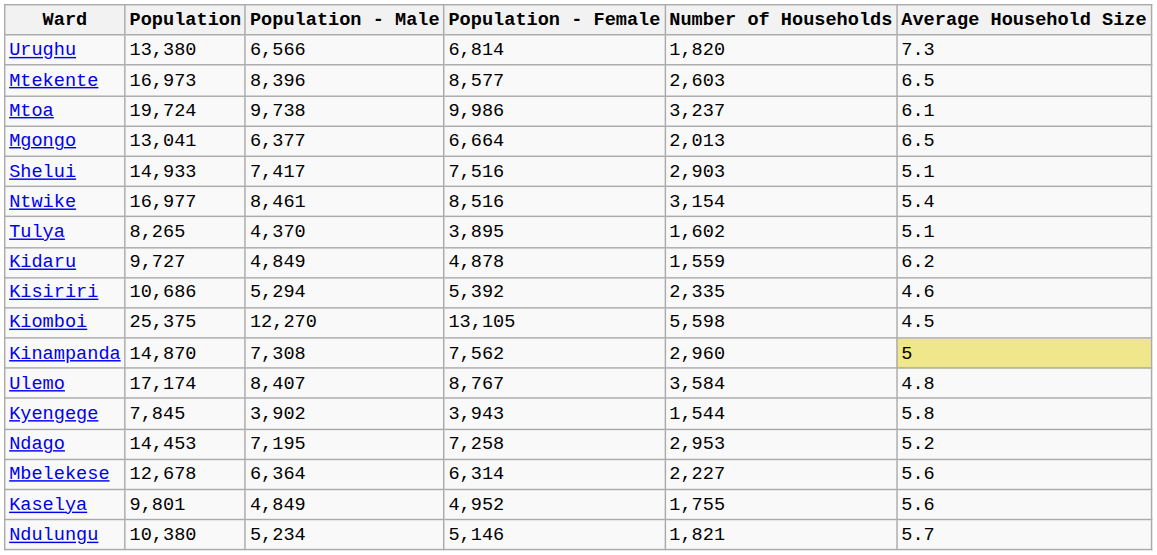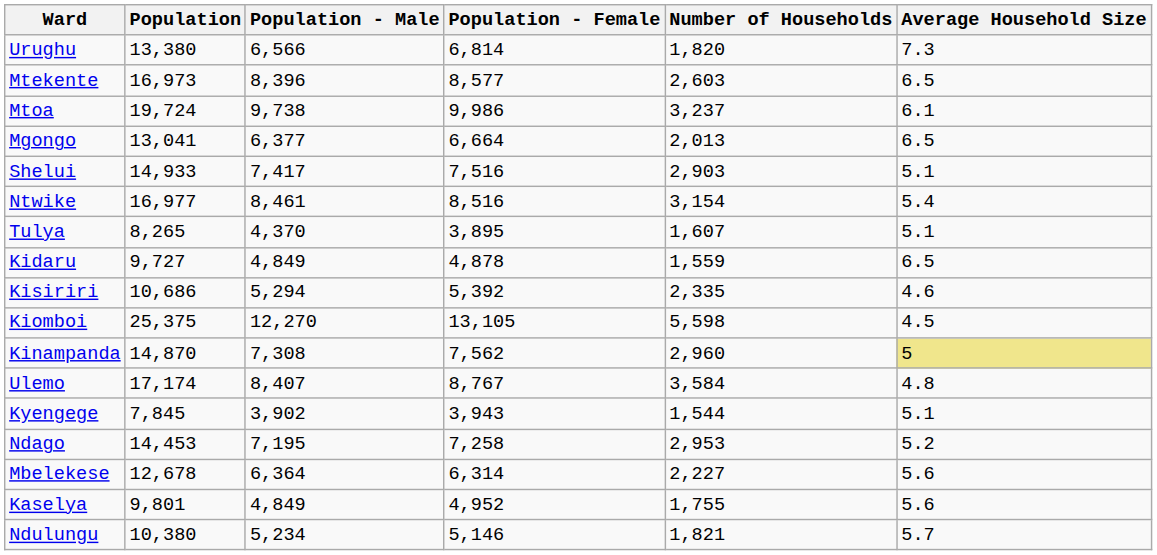(697, 232) 1,602 -> (697, 232) 1,607
(918, 262) 6.2 -> (918, 262) 6.5
(918, 414) 5.8 -> (918, 414) 5.1
